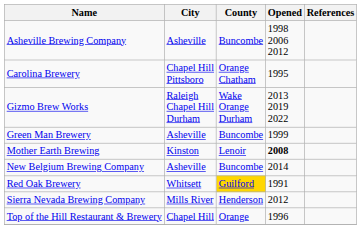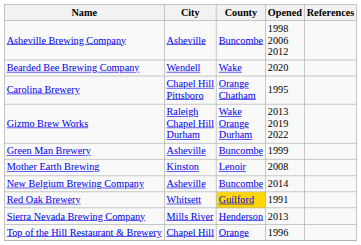+ row: (73, 68)
(278, 151) bold -> (278, 167) normal
(278, 200) 2012 -> (278, 216) 2013
